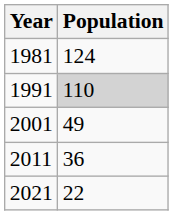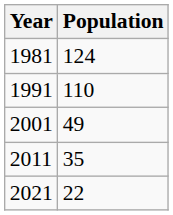(79, 90) lightgrey background -> (79, 90) no background
(74, 158) 36 -> (74, 158) 35
